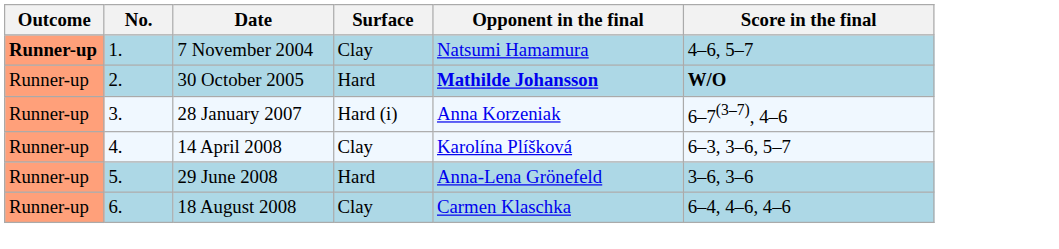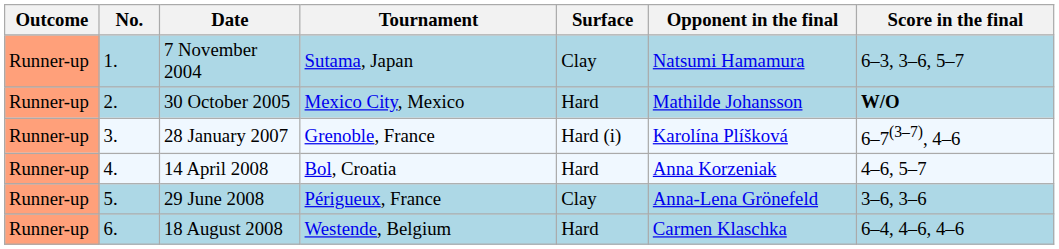+ column: (429, 19)
(53, 49) bold -> (49, 60) normal
(721, 49) 4–6, 5–7 -> (913, 60) 6–3, 3–6, 5–7
(518, 80) bold -> (728, 101) normal
(499, 113) Anna Korzeniak -> (720, 134) Karolína Plíšková
(355, 146) Clay -> (580, 167) Hard
(505, 146) Karolína Plíšková -> (715, 167) Anna Korzeniak
(739, 146) 6–3, 3–6, 5–7 -> (894, 167) 4–6, 5–7
(356, 176) Hard -> (579, 198) Clay
(355, 207) Clay -> (580, 228) Hard
